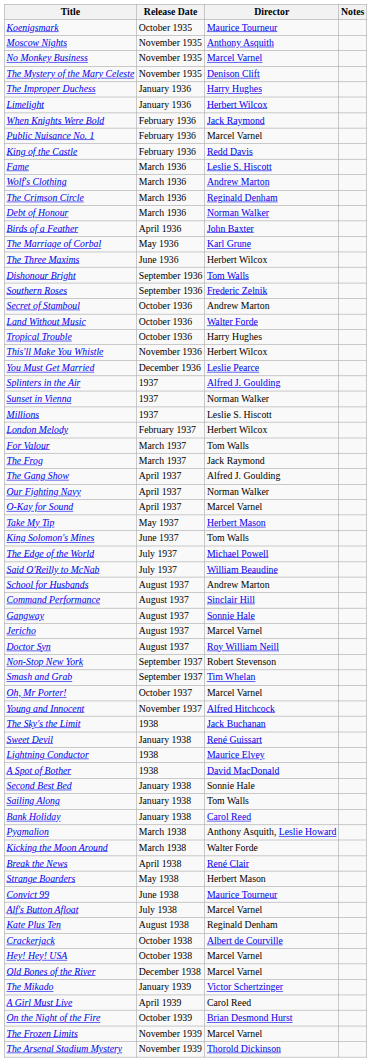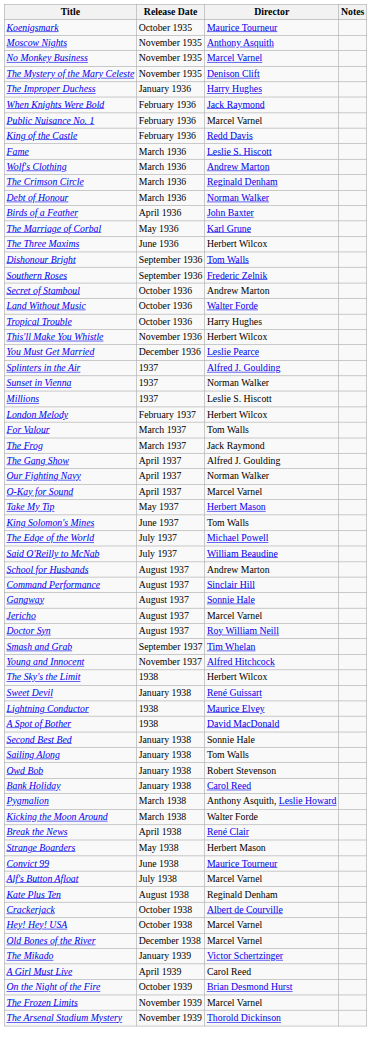- row: (25, 105)
- row: (45, 662)
- row: (37, 693)
(236, 724) Jack Buchanan -> (237, 677) Herbert Wilcox
+ row: (25, 770)
